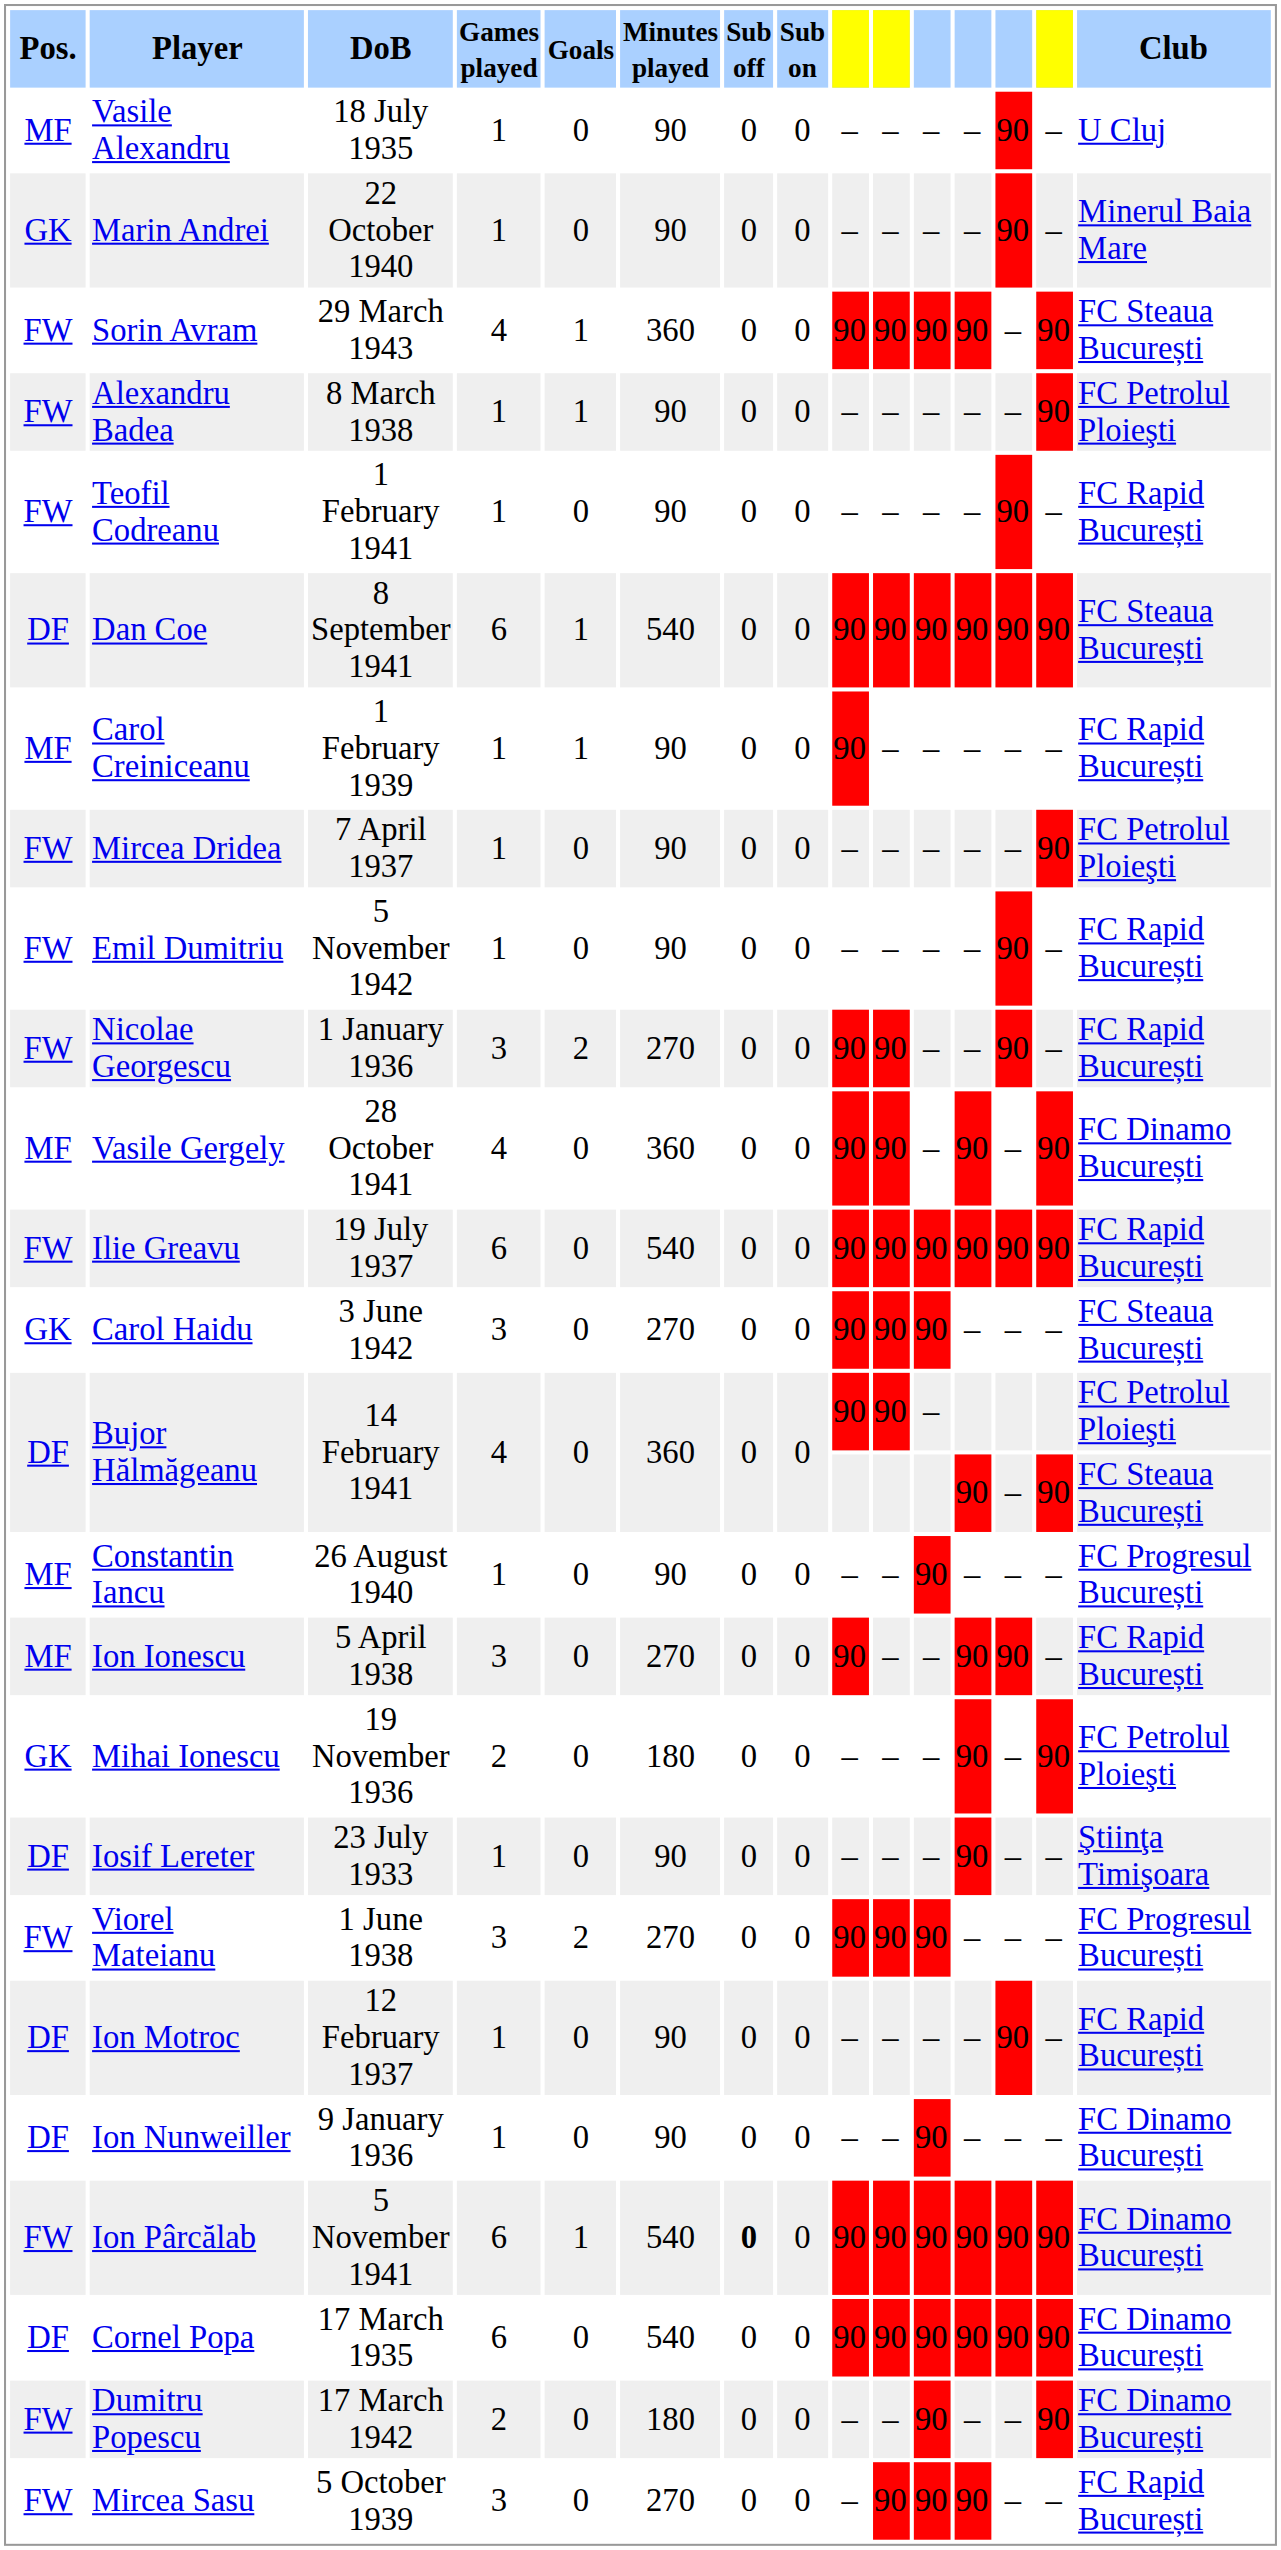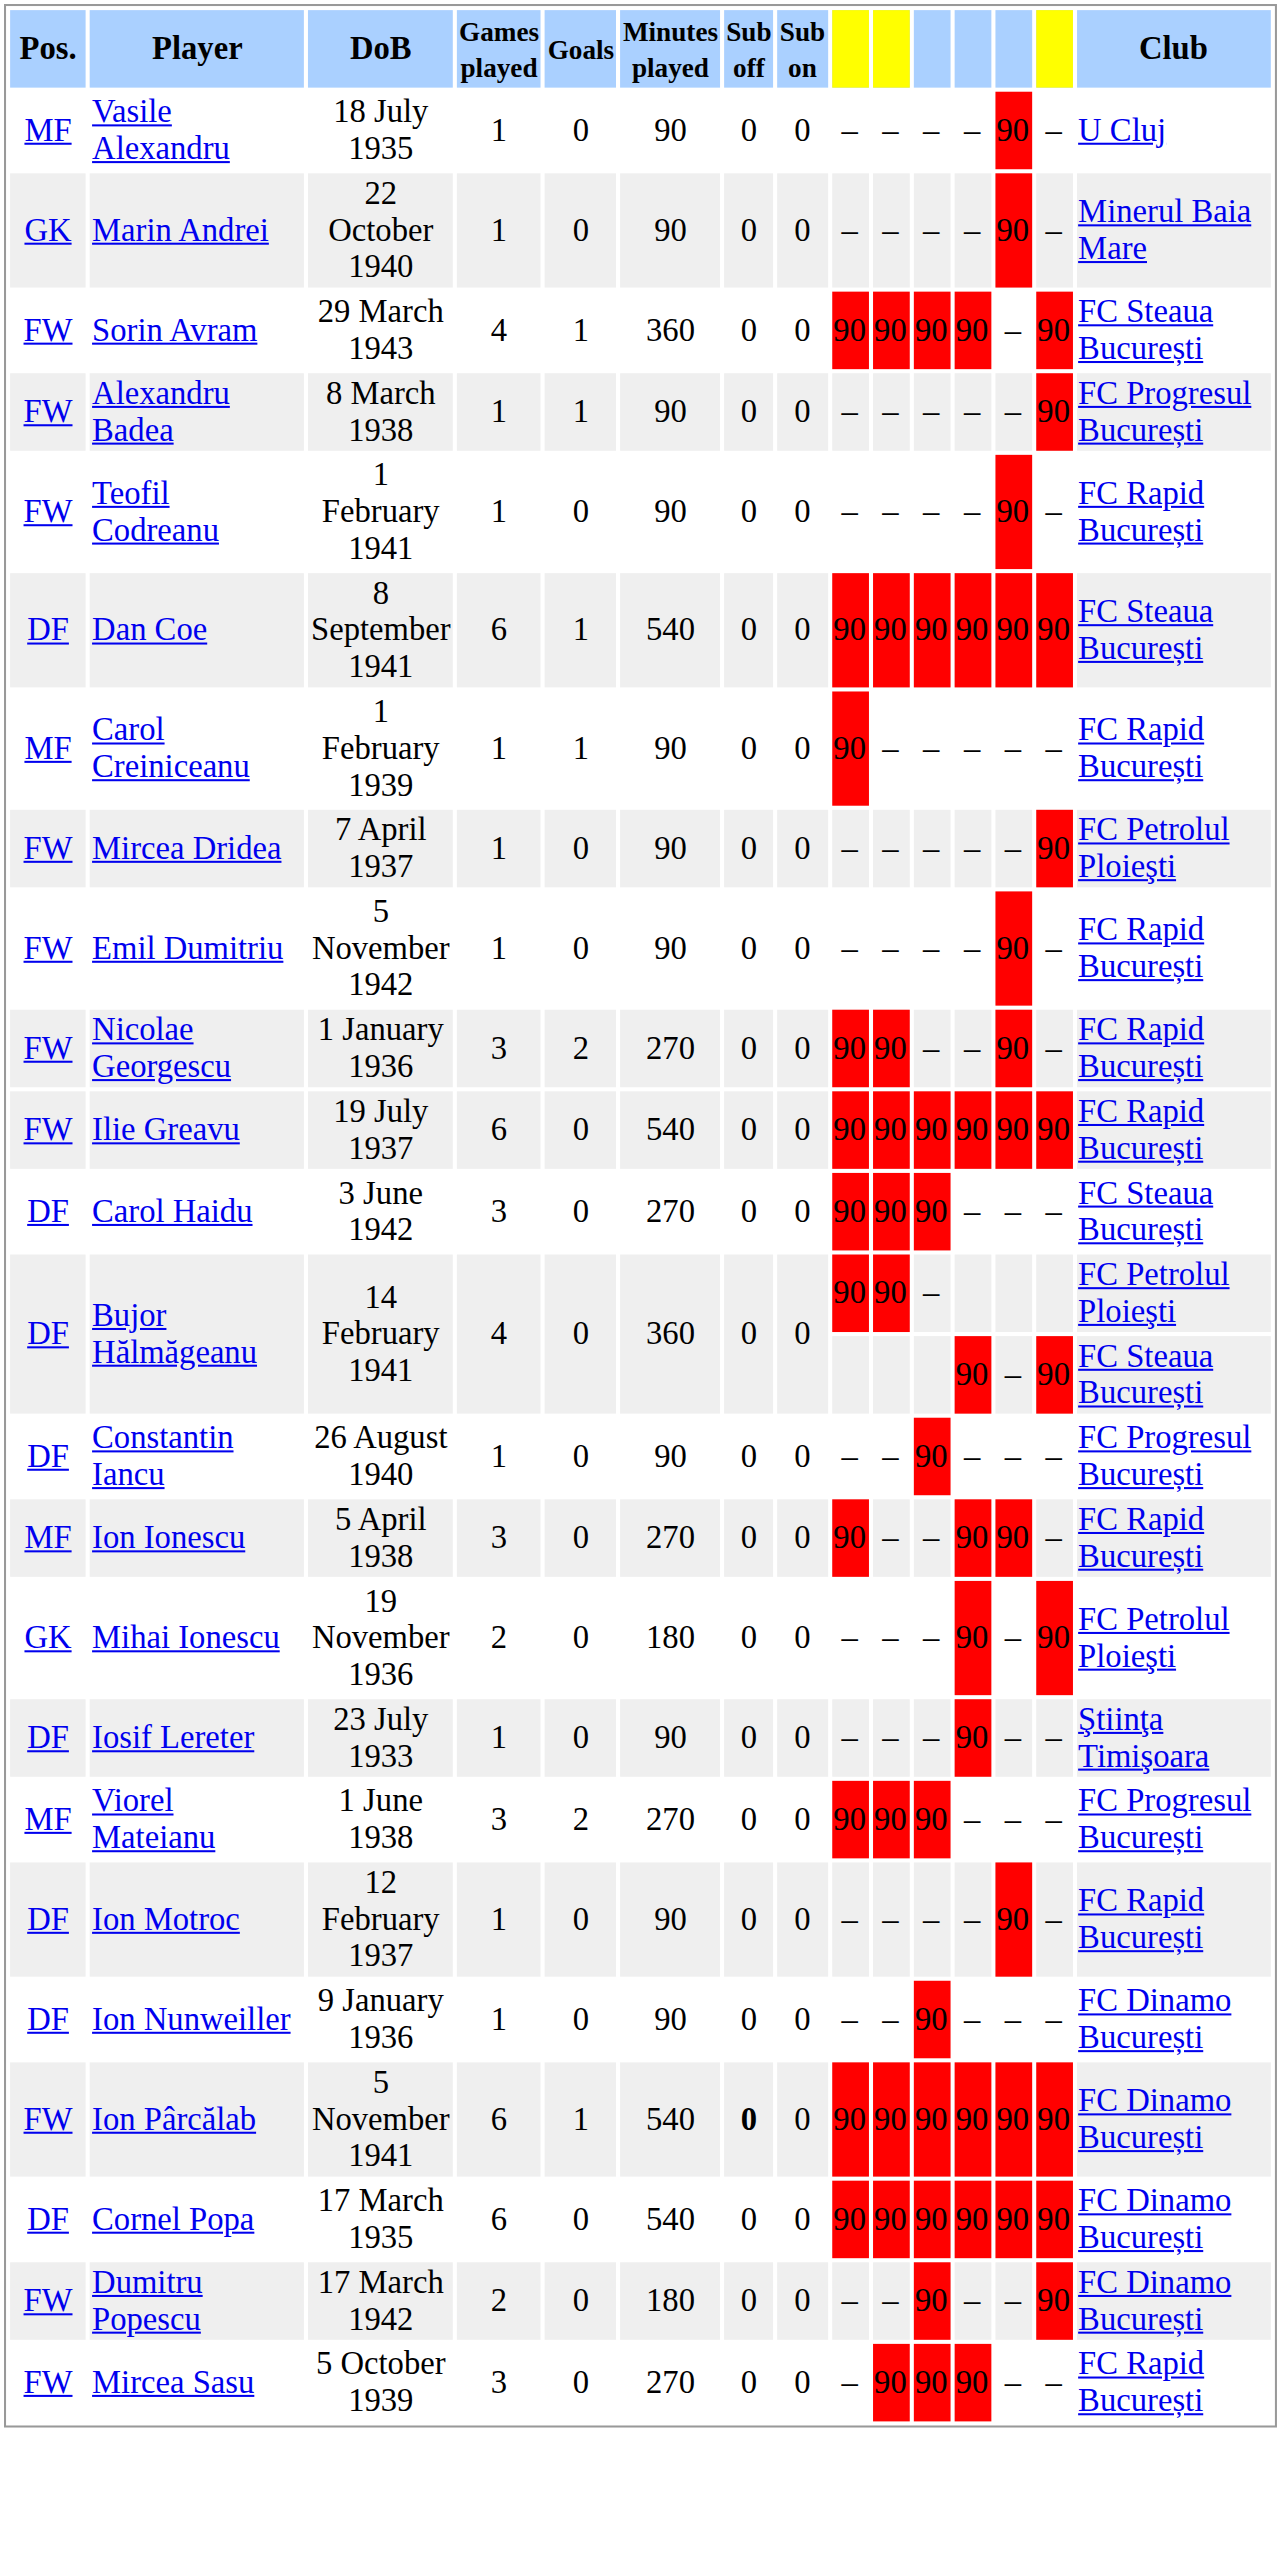(1154, 411) FC Petrolul Ploieşti -> (1165, 411) FC Progresul București
- row: (188, 1147)
(48, 1329) GK -> (48, 1211) DF
(48, 1574) MF -> (48, 1455) DF
(48, 1937) FW -> (48, 1819) MF
